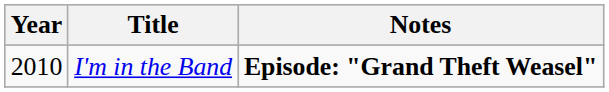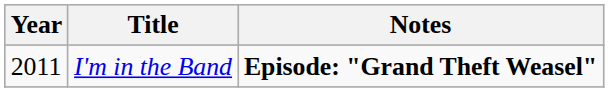(37, 65) 2010 -> (36, 65) 2011
